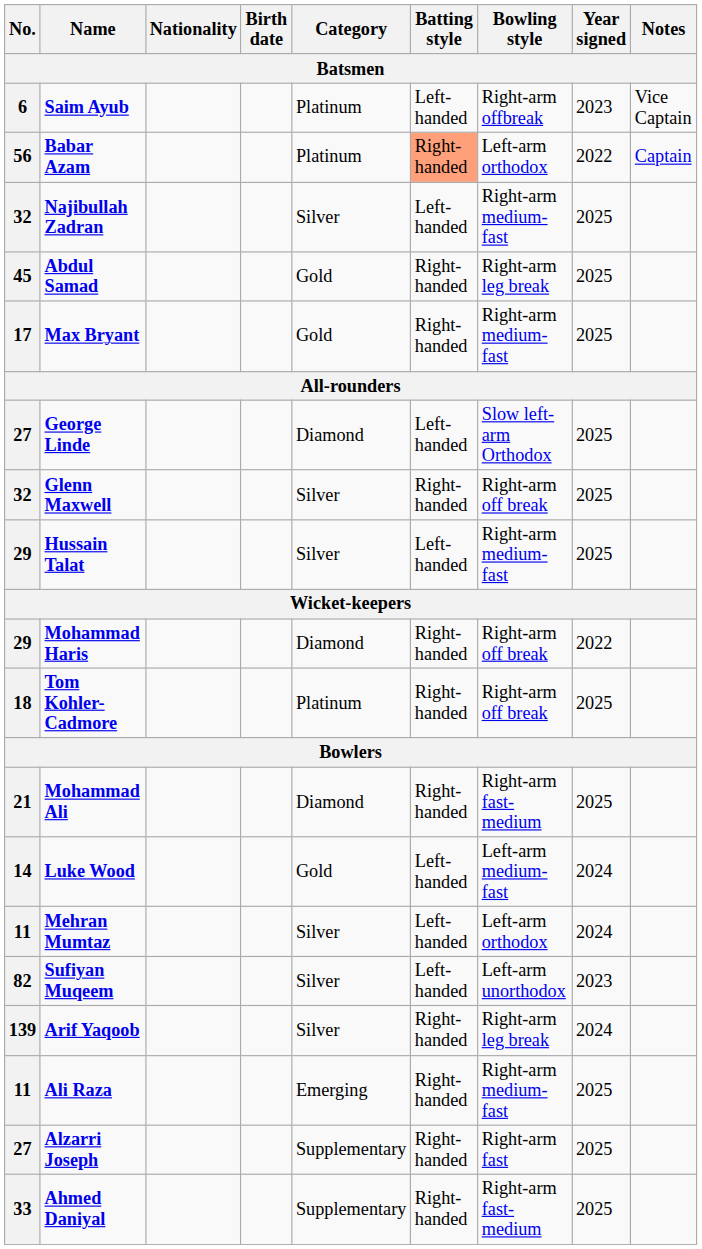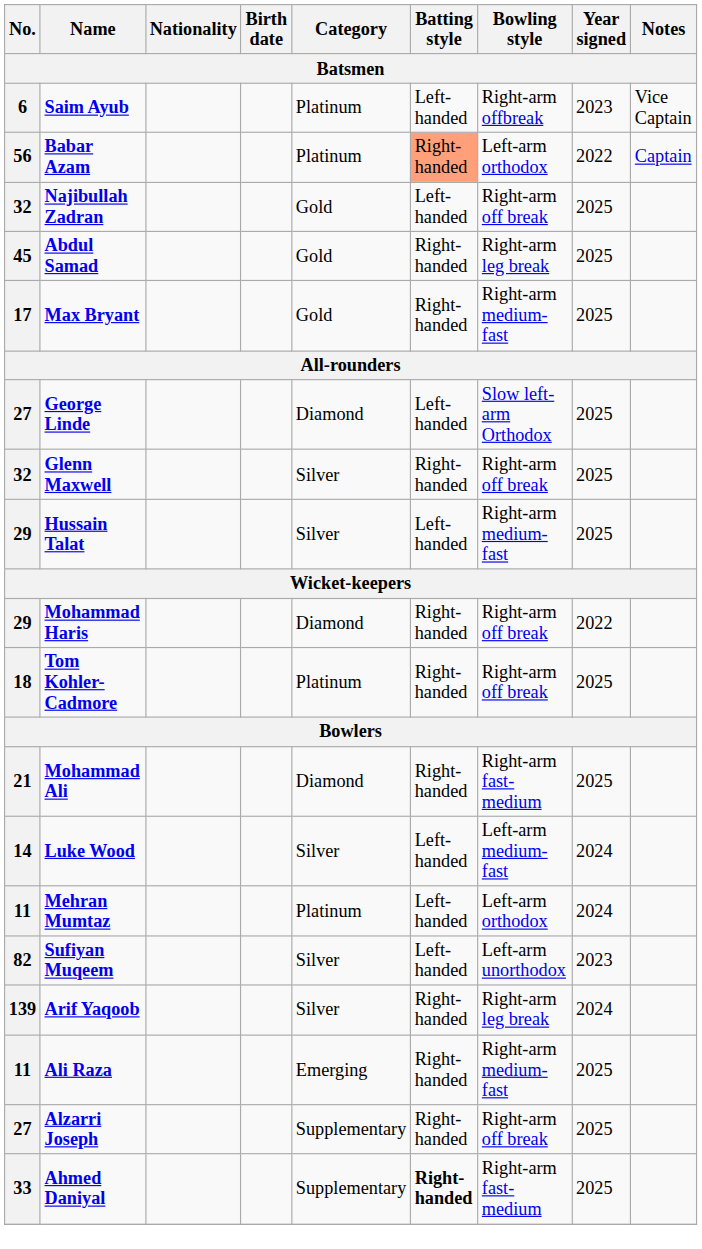(318, 216) Silver -> (314, 206) Gold
(519, 216) Right-arm medium-fast -> (519, 206) Right-arm off break
(314, 871) Gold -> (318, 851) Silver
(318, 931) Silver -> (329, 910) Platinum
(519, 1149) Right-arm fast -> (519, 1129) Right-arm off break
(441, 1209) normal -> (444, 1188) bold
